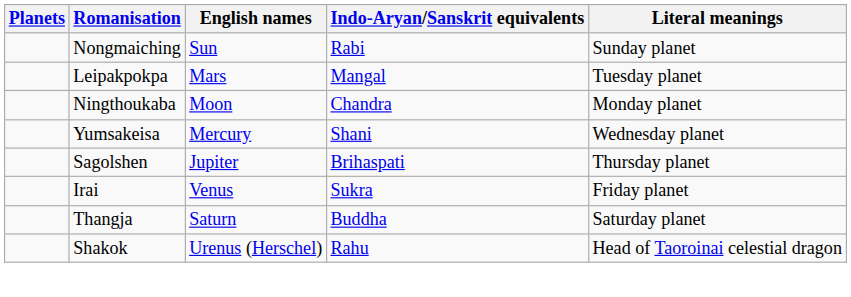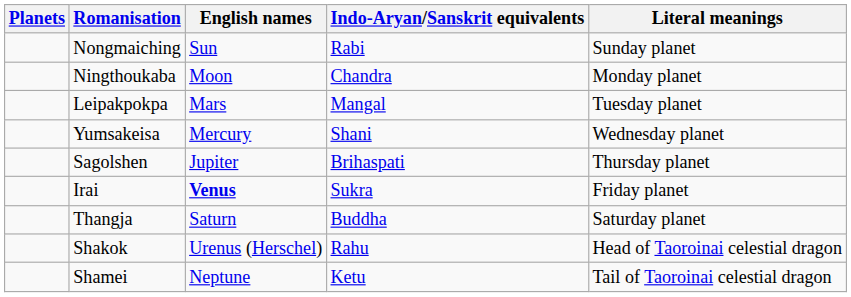rows swapped: (125, 104) <-> (121, 76)
(211, 190) normal -> (212, 190) bold
+ row: (100, 276)
